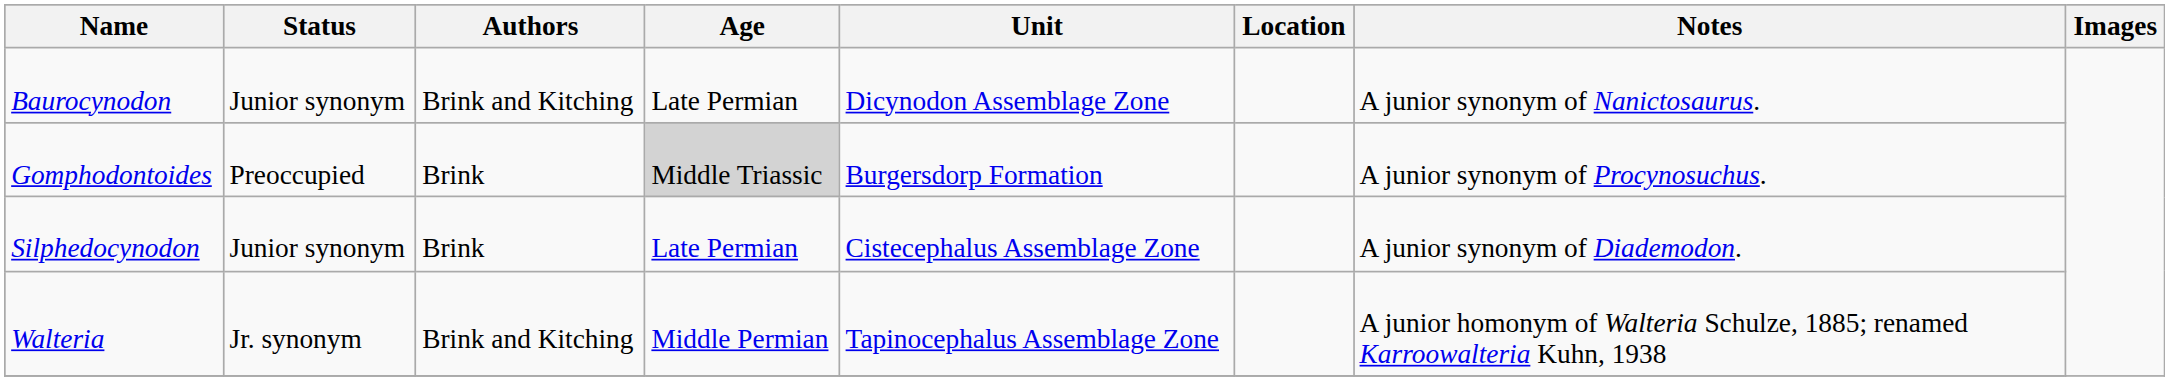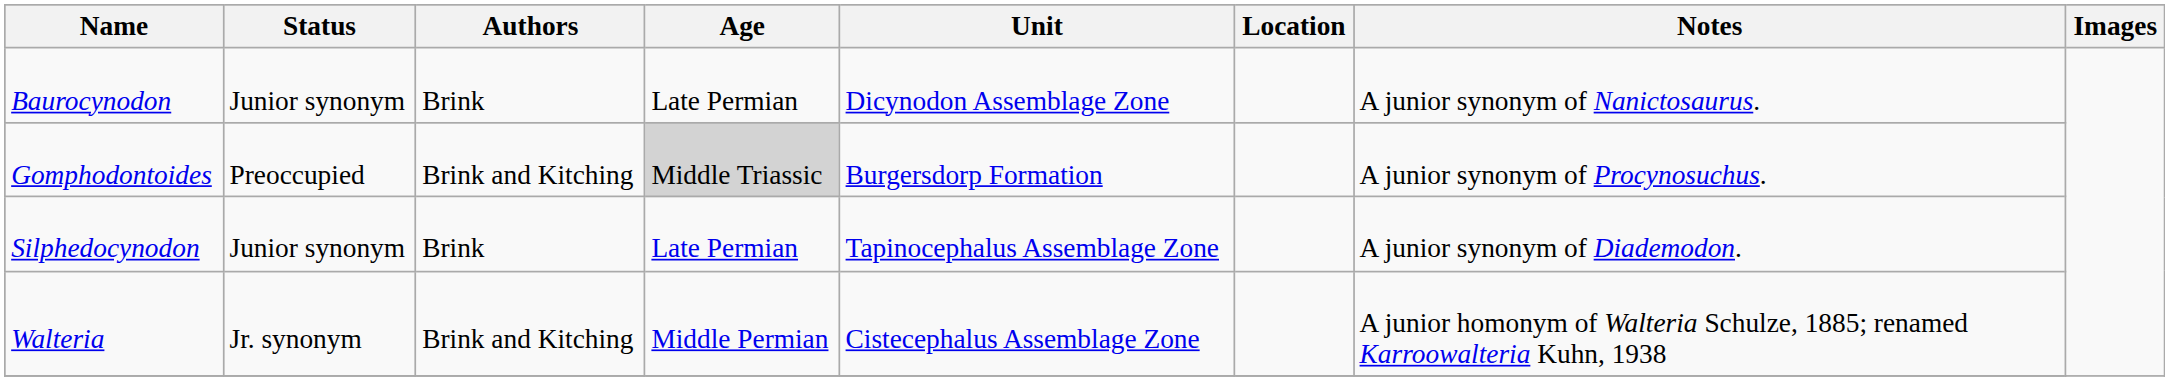(528, 100) Brink and Kitching -> (453, 100) Brink
(453, 174) Brink -> (528, 174) Brink and Kitching
(1023, 248) Cistecephalus Assemblage Zone -> (1032, 248) Tapinocephalus Assemblage Zone
(1032, 338) Tapinocephalus Assemblage Zone -> (1023, 338) Cistecephalus Assemblage Zone
